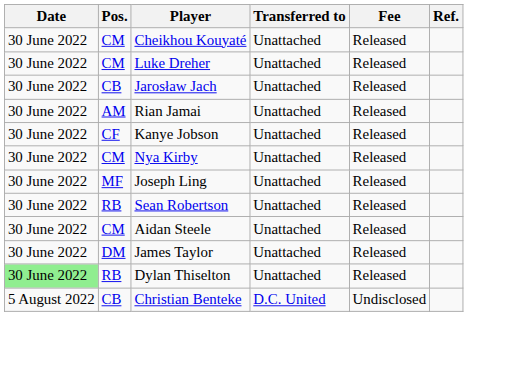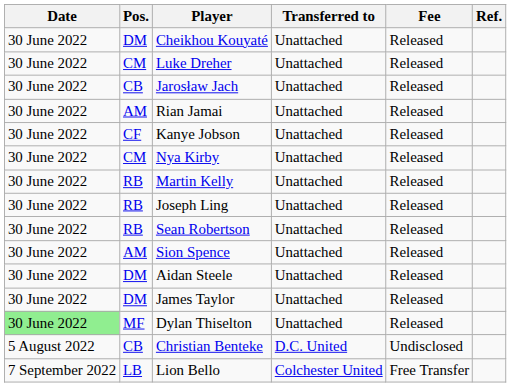(113, 39) CM -> (135, 39) DM
+ row: (195, 181)
(112, 181) MF -> (133, 205) RB
+ row: (193, 252)
(113, 228) CM -> (135, 275) DM
(111, 275) RB -> (134, 323) MF
+ row: (188, 370)
